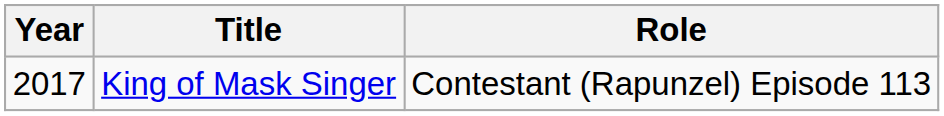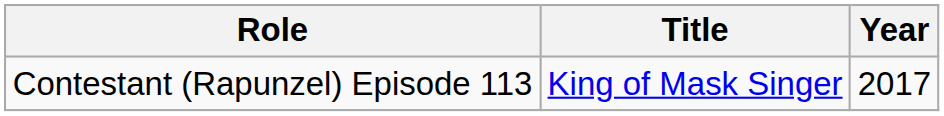columns swapped: (49, 30) <-> (671, 30)
